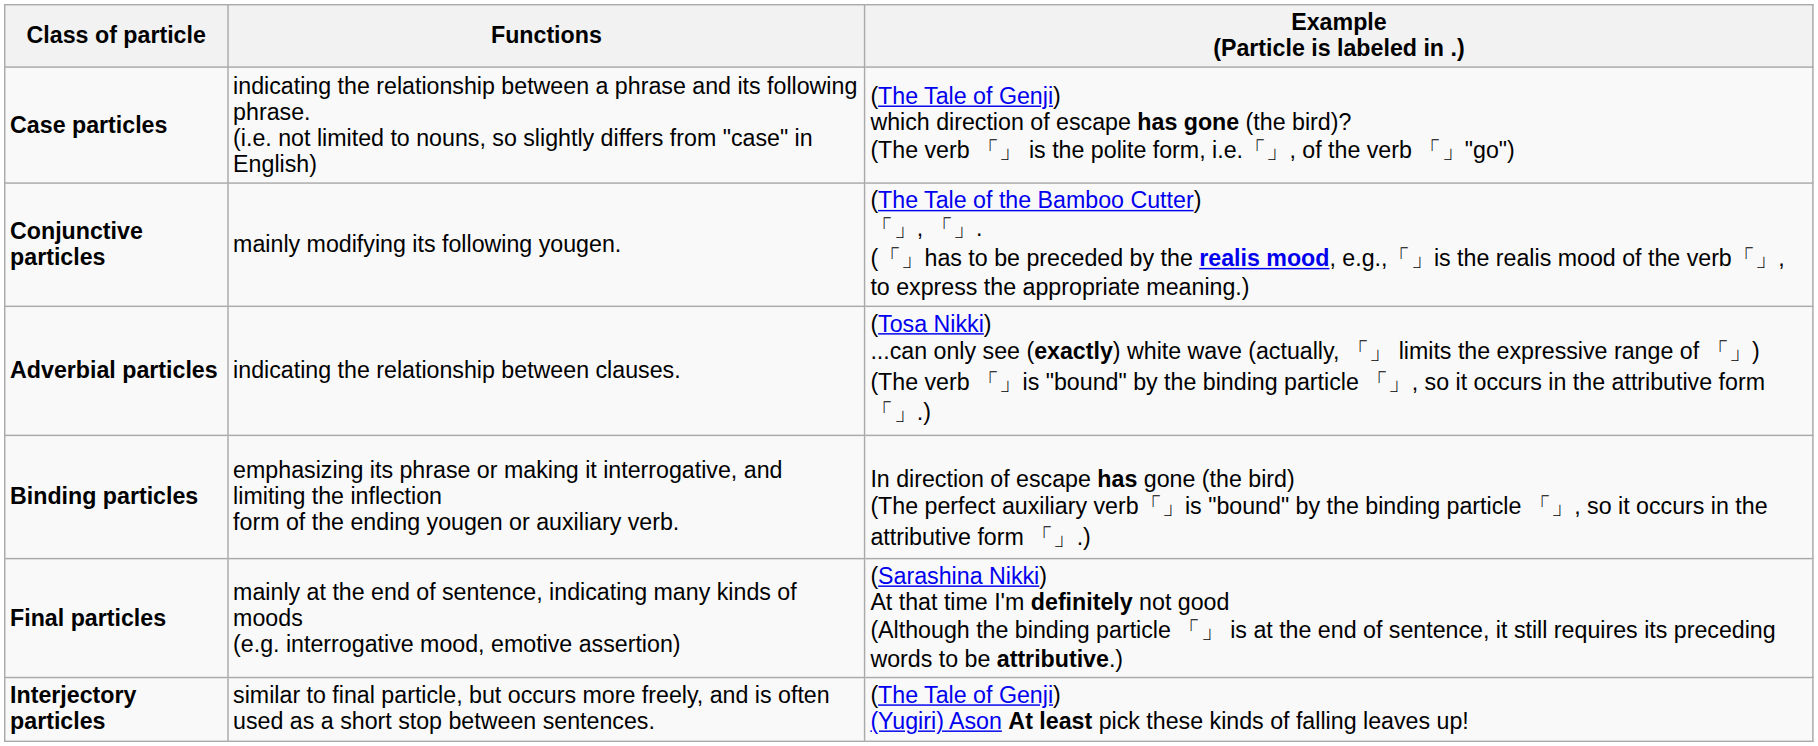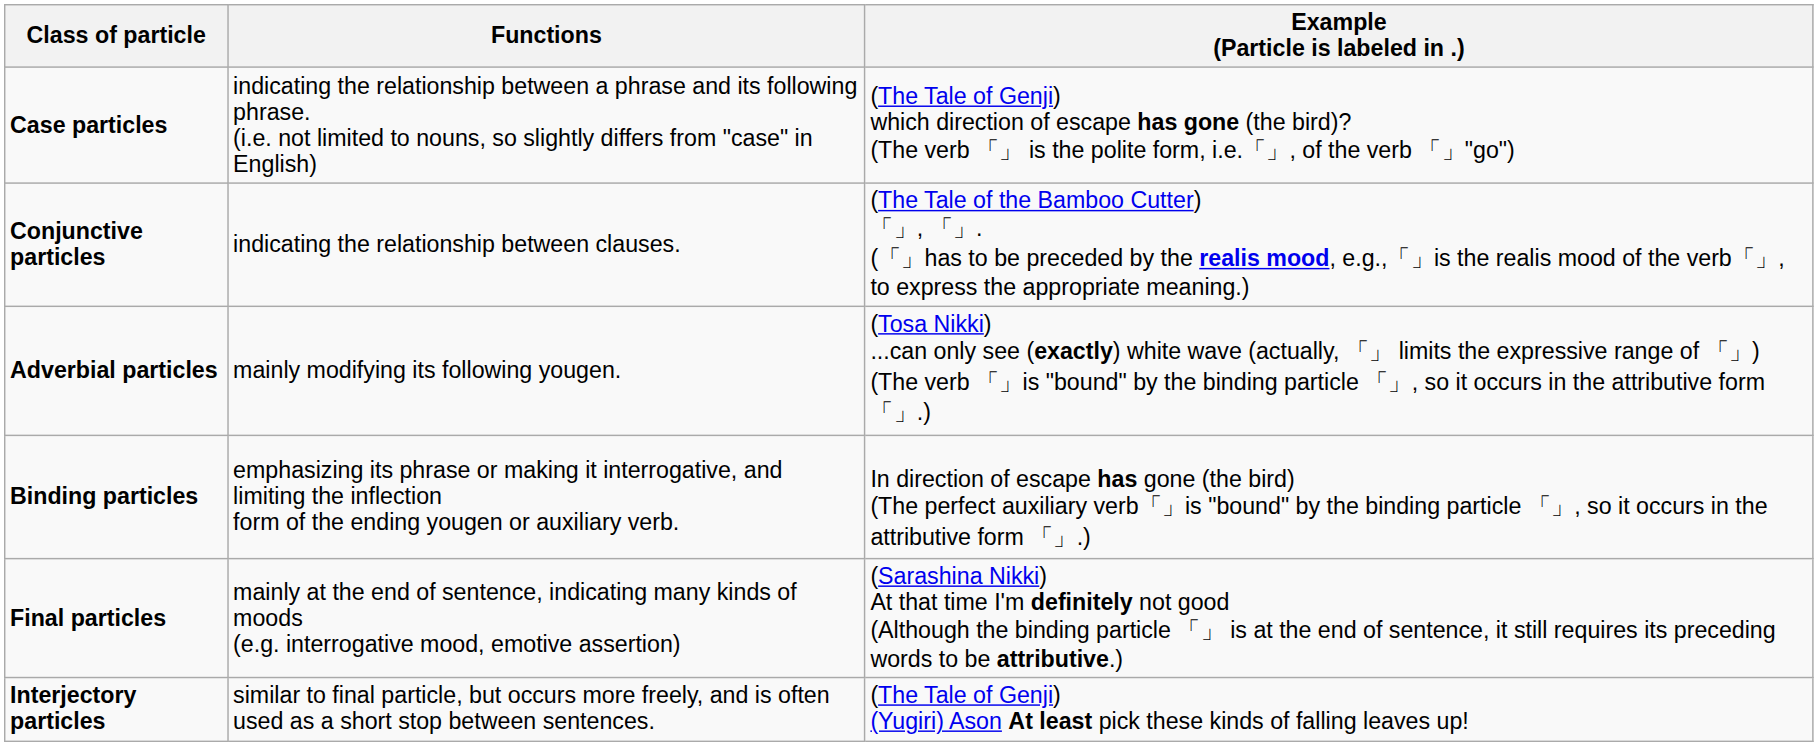(427, 244) mainly modifying its following yougen. -> (457, 244) indicating the relationship between clauses.
(457, 370) indicating the relationship between clauses. -> (427, 370) mainly modifying its following yougen.
